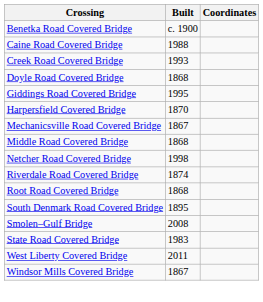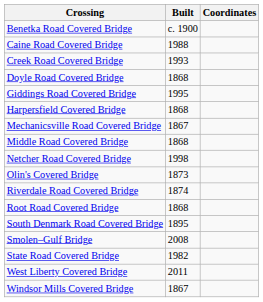(178, 110) 1870 -> (178, 110) 1868
+ row: (53, 175)
(178, 239) 1983 -> (178, 256) 1982
